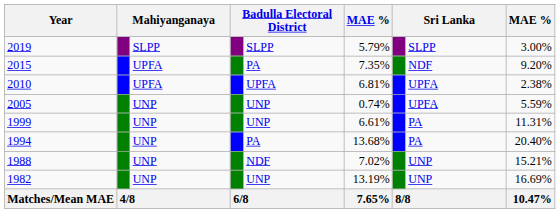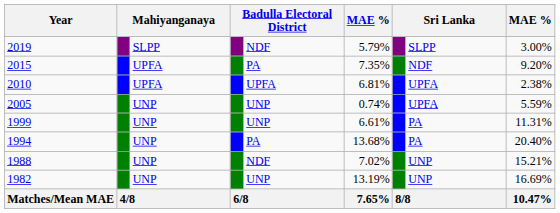(260, 46) SLPP -> (258, 46) NDF
